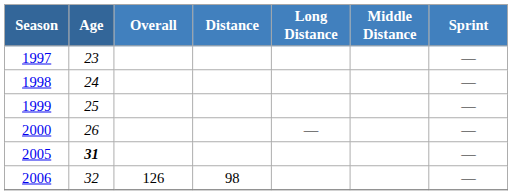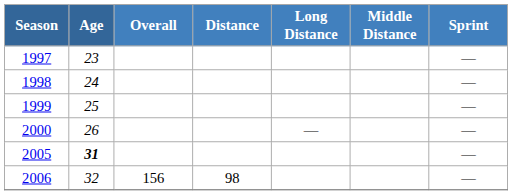(153, 178) 126 -> (153, 178) 156
